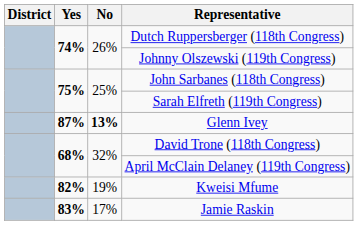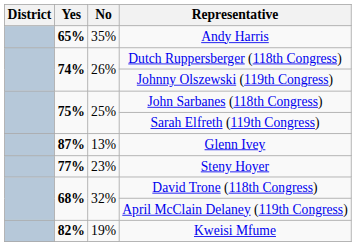+ row: (235, 36)
(105, 123) bold -> (104, 144) normal
+ row: (235, 166)
- row: (237, 209)
